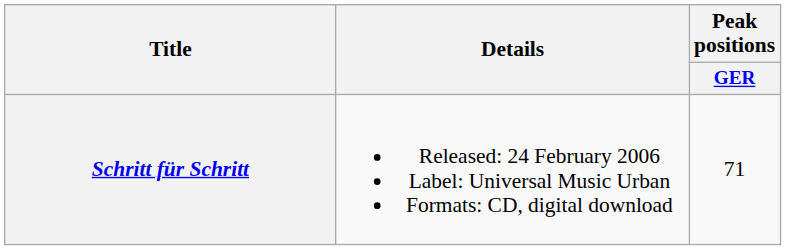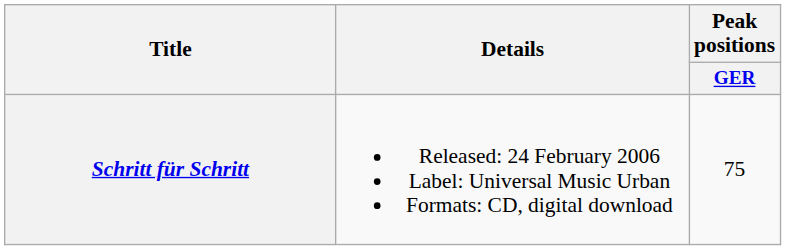(735, 169) 71 -> (735, 169) 75
